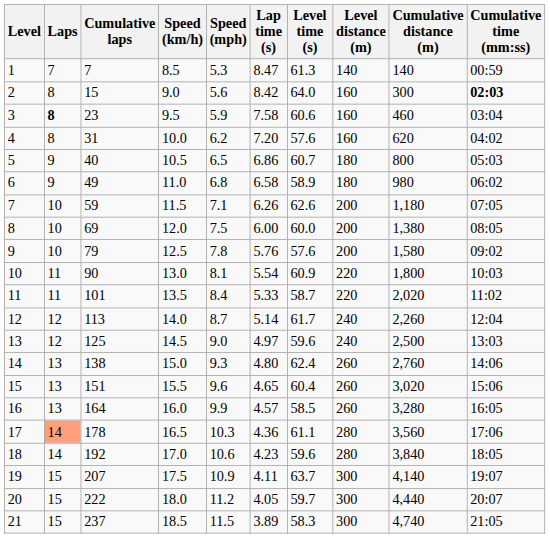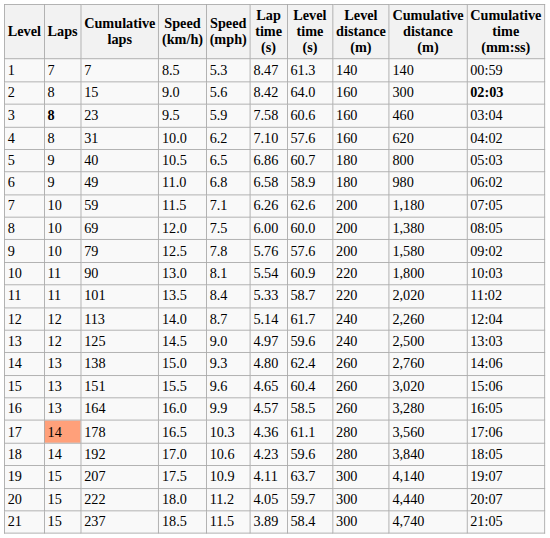(266, 138) 7.20 -> (266, 138) 7.10
(303, 522) 58.3 -> (303, 522) 58.4
